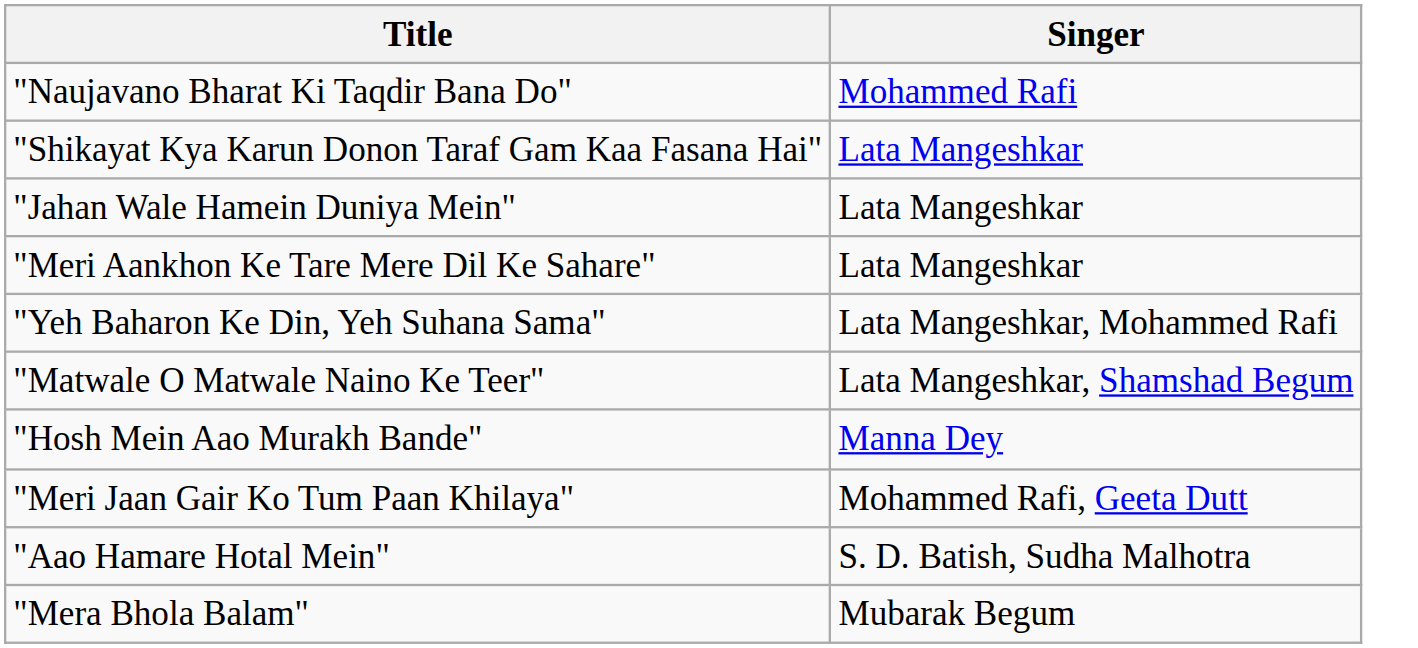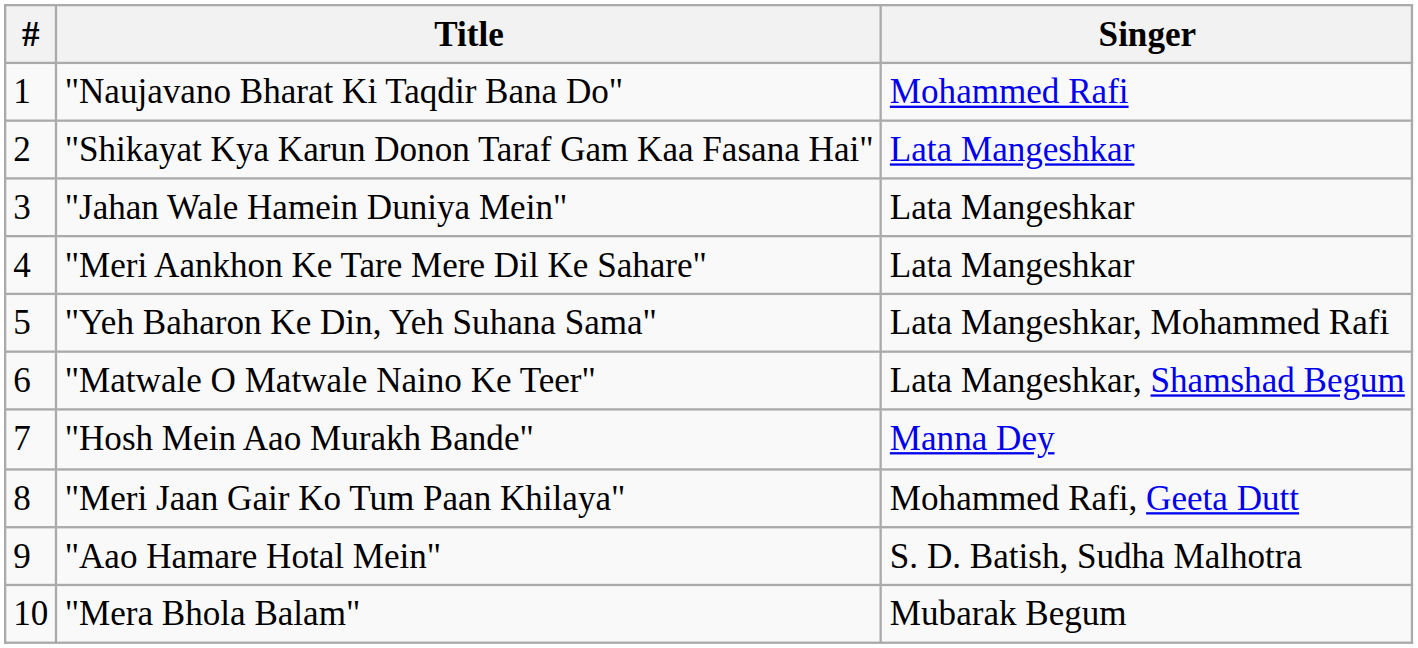+ column: (31, 33)
